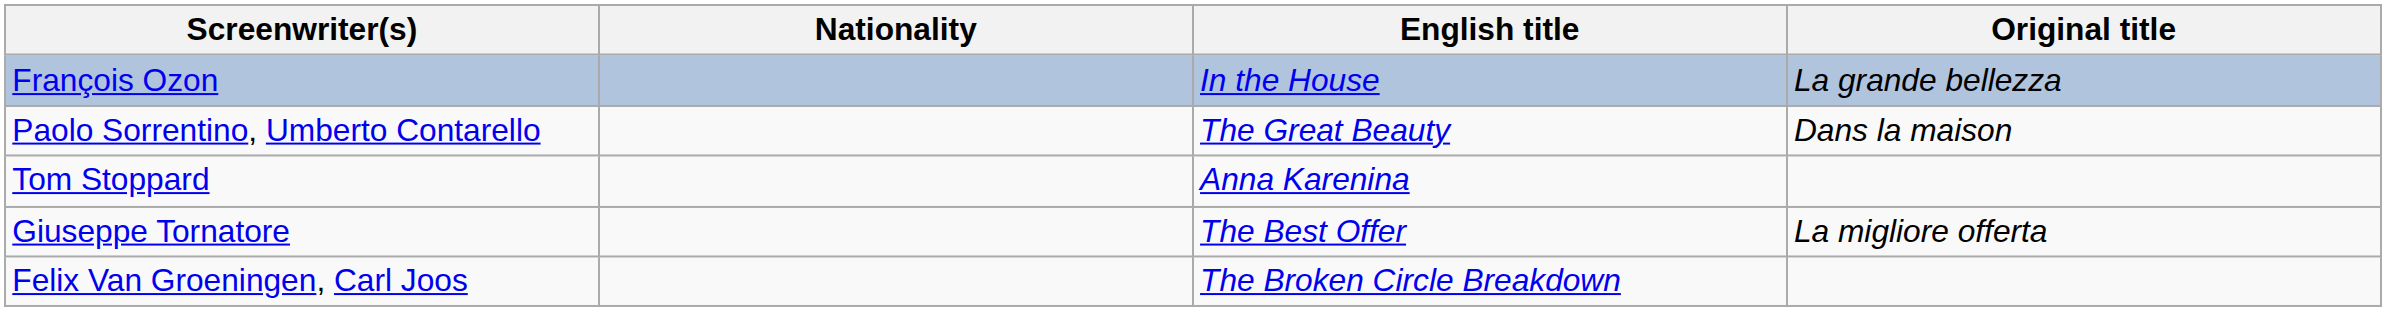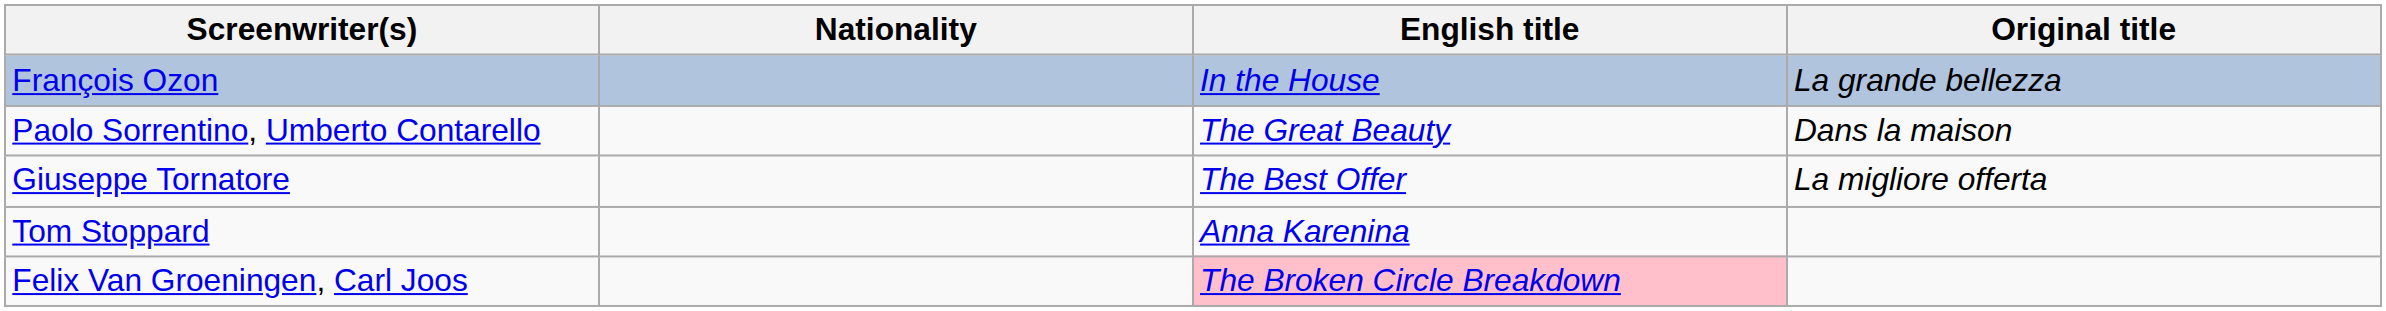rows swapped: (111, 180) <-> (151, 230)
(1410, 280) no background -> (1410, 280) pink background
